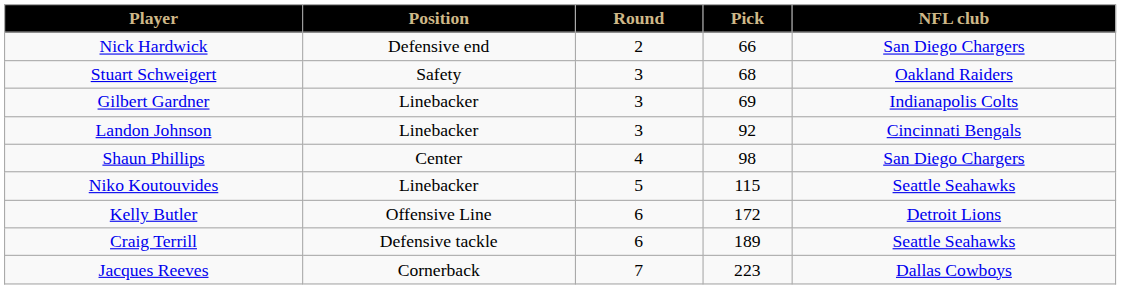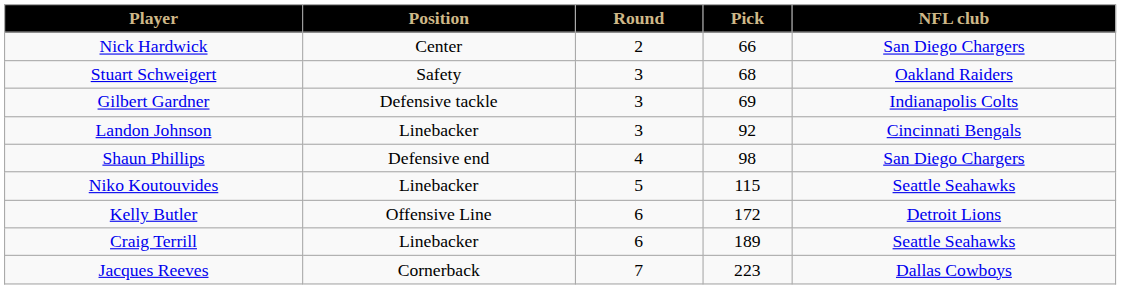(439, 46) Defensive end -> (439, 46) Center
(439, 102) Linebacker -> (439, 102) Defensive tackle
(439, 158) Center -> (439, 158) Defensive end
(439, 241) Defensive tackle -> (439, 241) Linebacker
